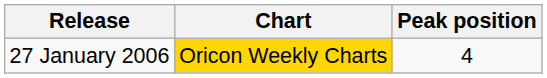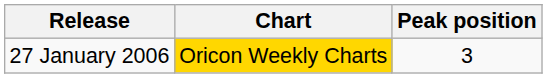(467, 55) 4 -> (467, 55) 3
